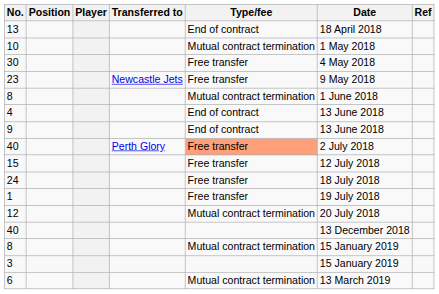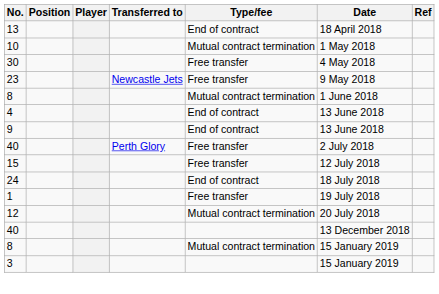(218, 146) lightsalmon background -> (218, 146) no background
(218, 180) Free transfer -> (223, 180) End of contract
- row: (10, 280)
